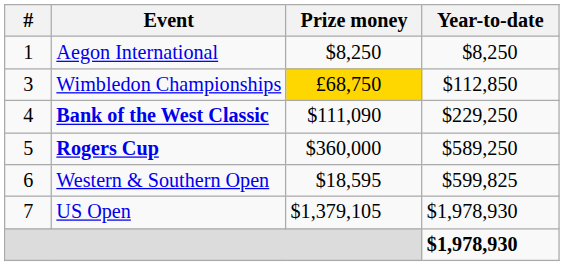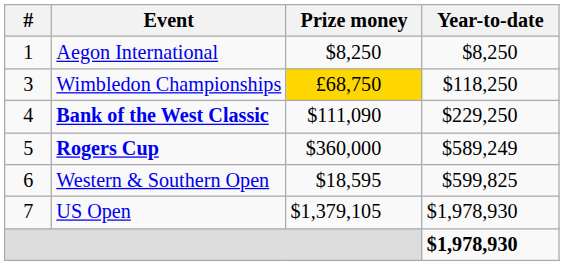(480, 84) $112,850 -> (480, 84) $118,250
(480, 148) $589,250 -> (480, 148) $589,249
